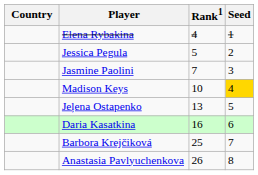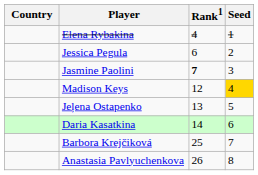(194, 52) 5 -> (194, 52) 6
(194, 70) normal -> (194, 70) bold
(197, 88) 10 -> (197, 88) 12
(197, 124) 16 -> (197, 124) 14
